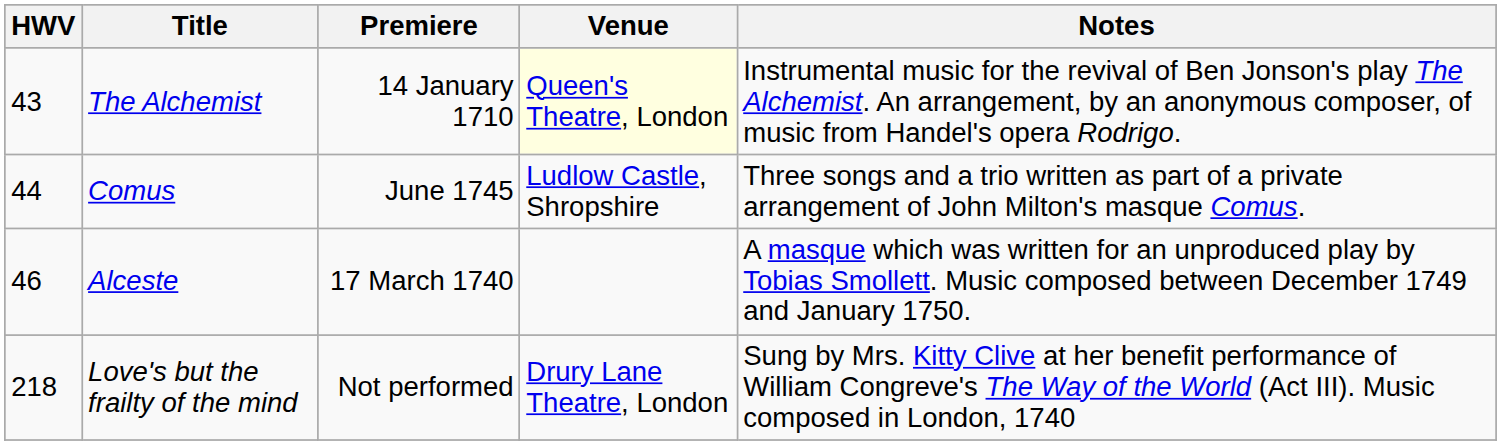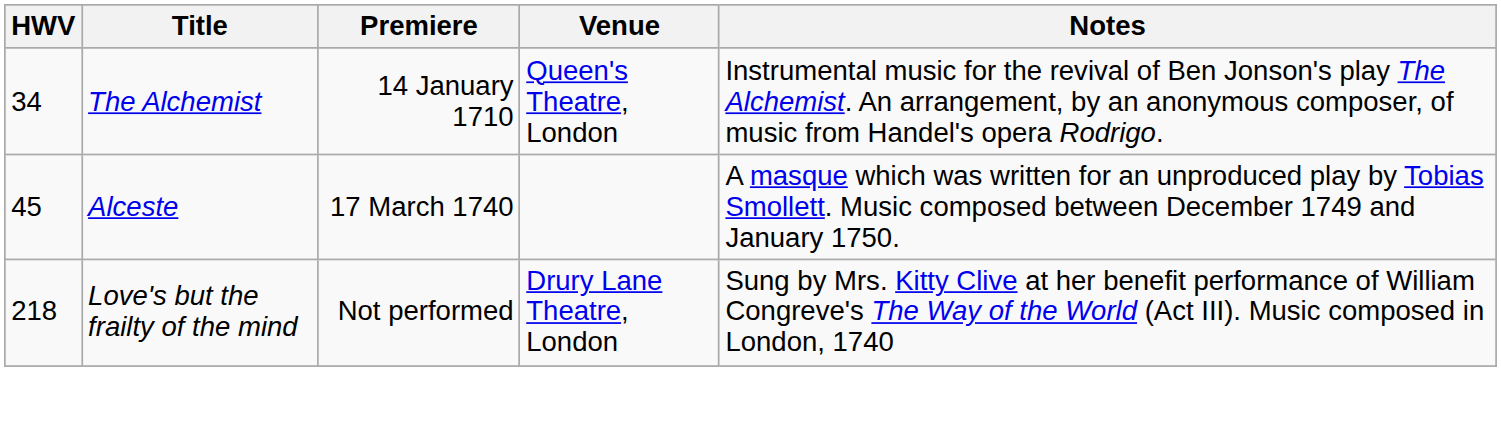(27, 100) 43 -> (27, 100) 34
(627, 100) lightyellow background -> (578, 100) no background
- row: (132, 191)
(27, 281) 46 -> (27, 206) 45
